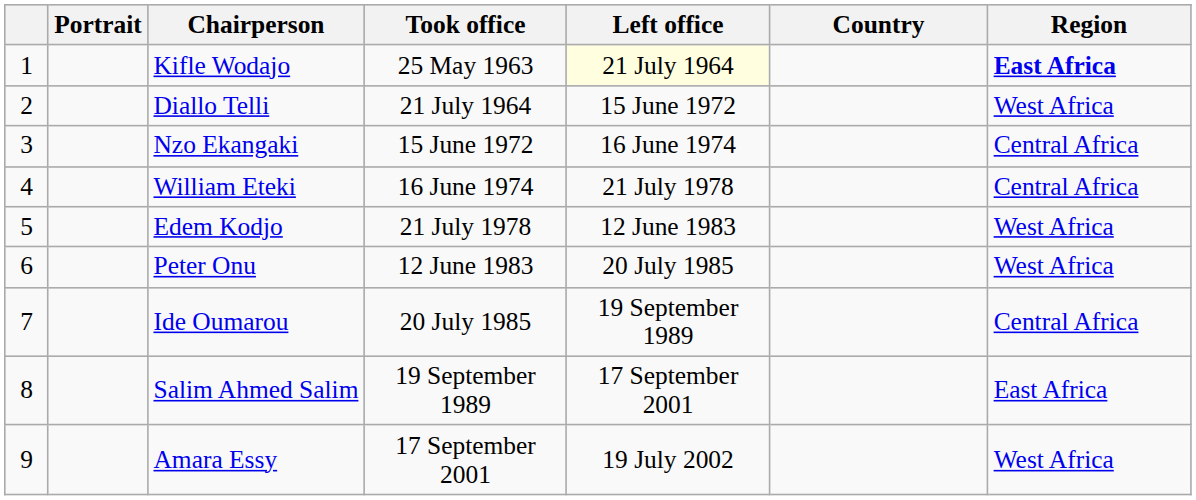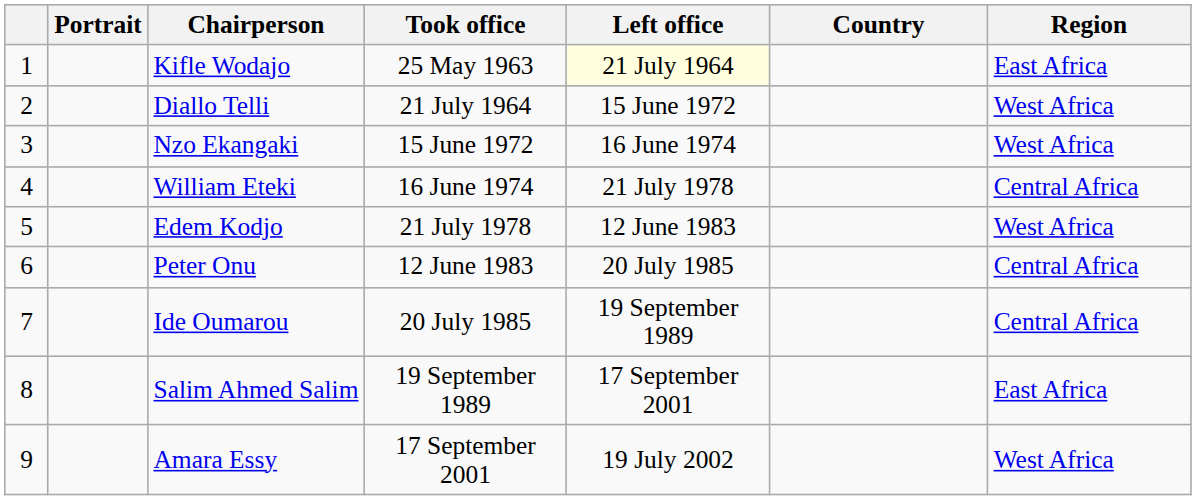(1055, 65) bold -> (1050, 65) normal
(1066, 145) Central Africa -> (1054, 145) West Africa
(1054, 266) West Africa -> (1066, 266) Central Africa
